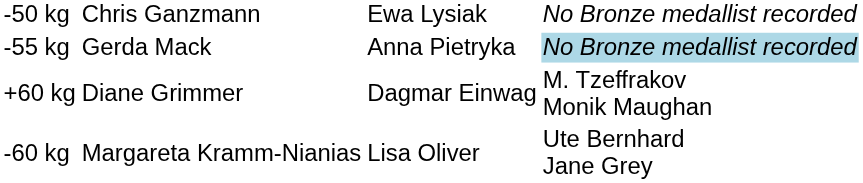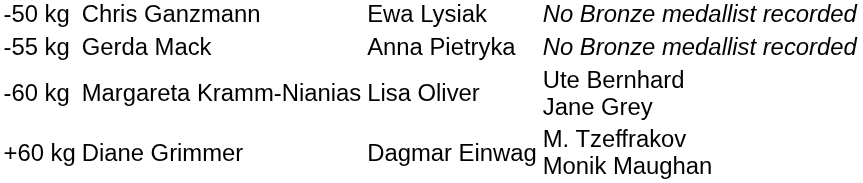(700, 47) lightblue background -> (700, 47) no background
rows swapped: (37, 153) <-> (40, 93)
